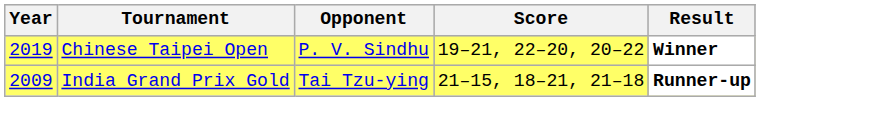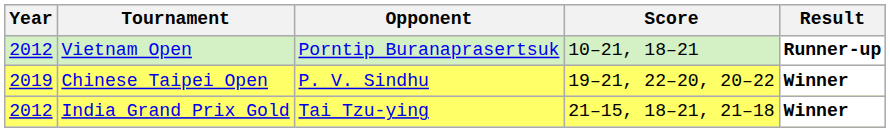+ row: (127, 50)
(31, 81) 2009 -> (31, 111) 2012
(702, 81) Runner-up -> (816, 111) Winner
